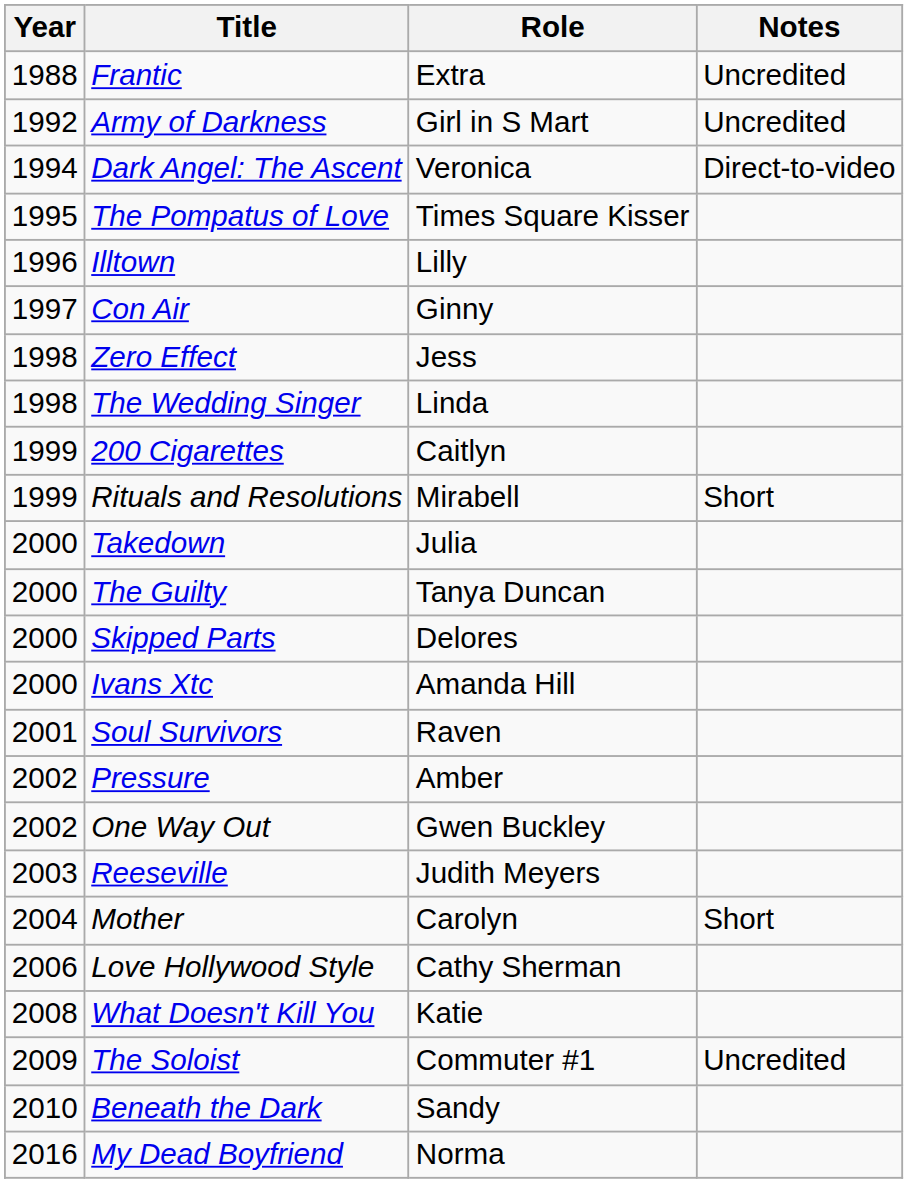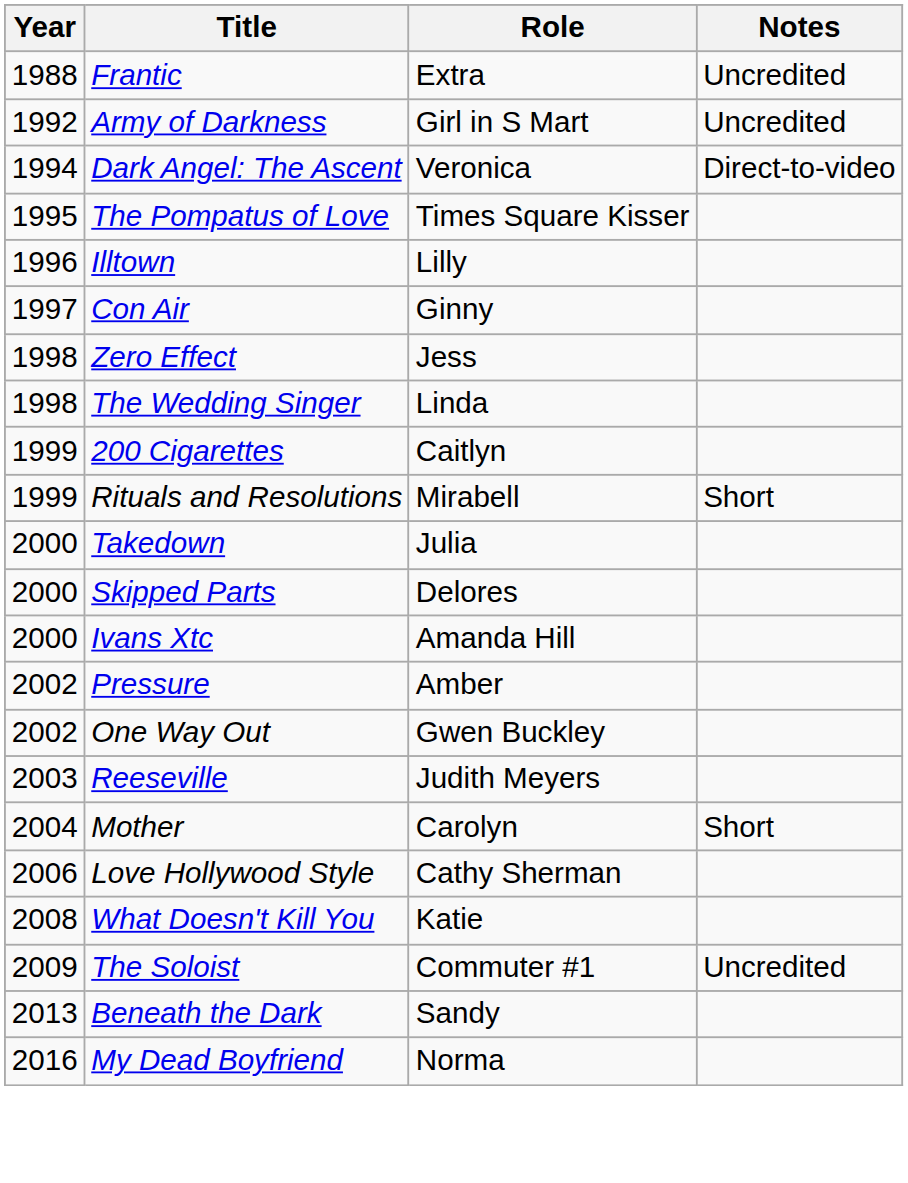- row: (159, 591)
- row: (187, 732)
(45, 1107) 2010 -> (45, 1013) 2013
